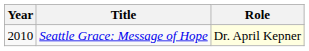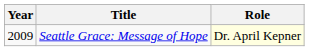(20, 35) 2010 -> (20, 35) 2009
